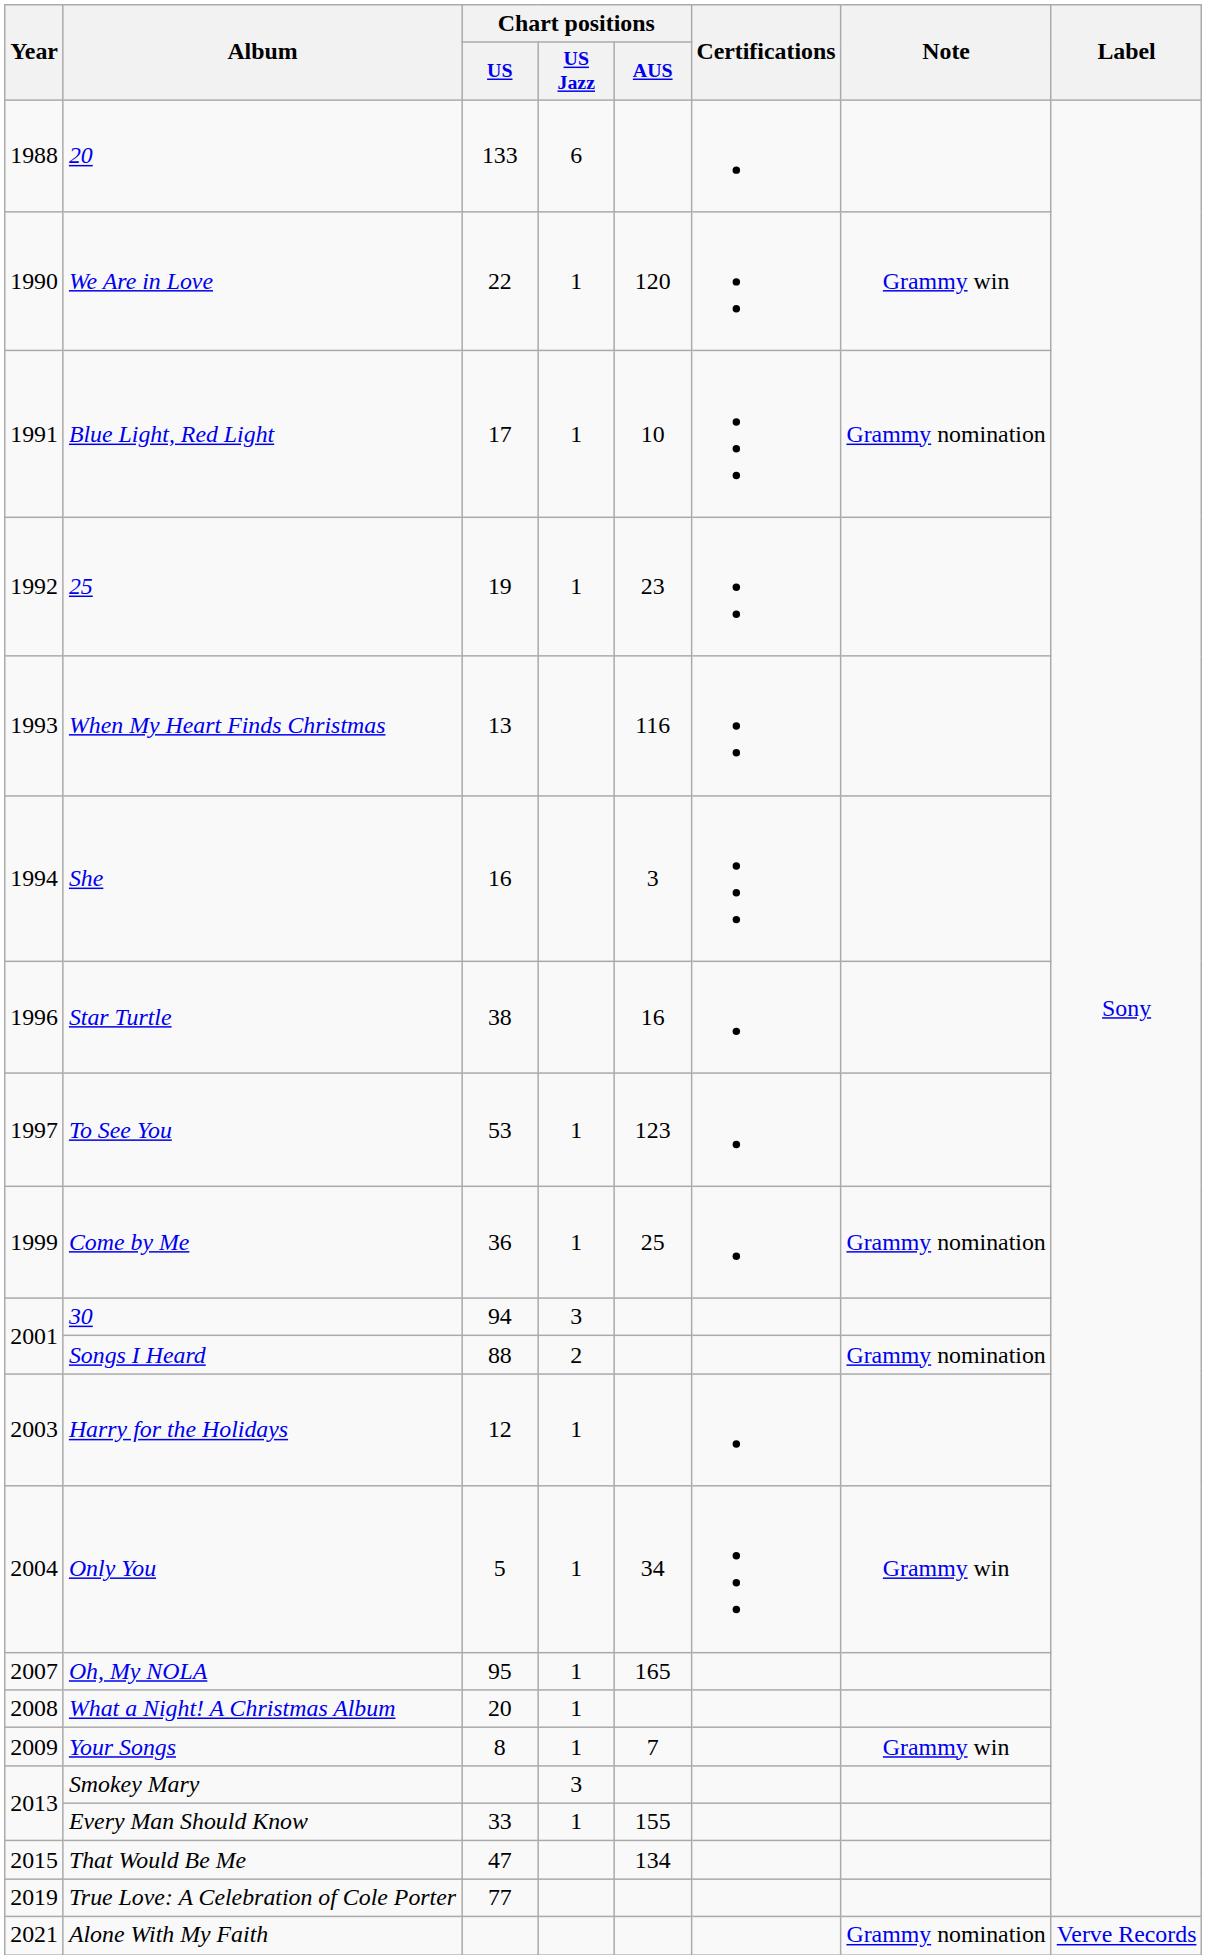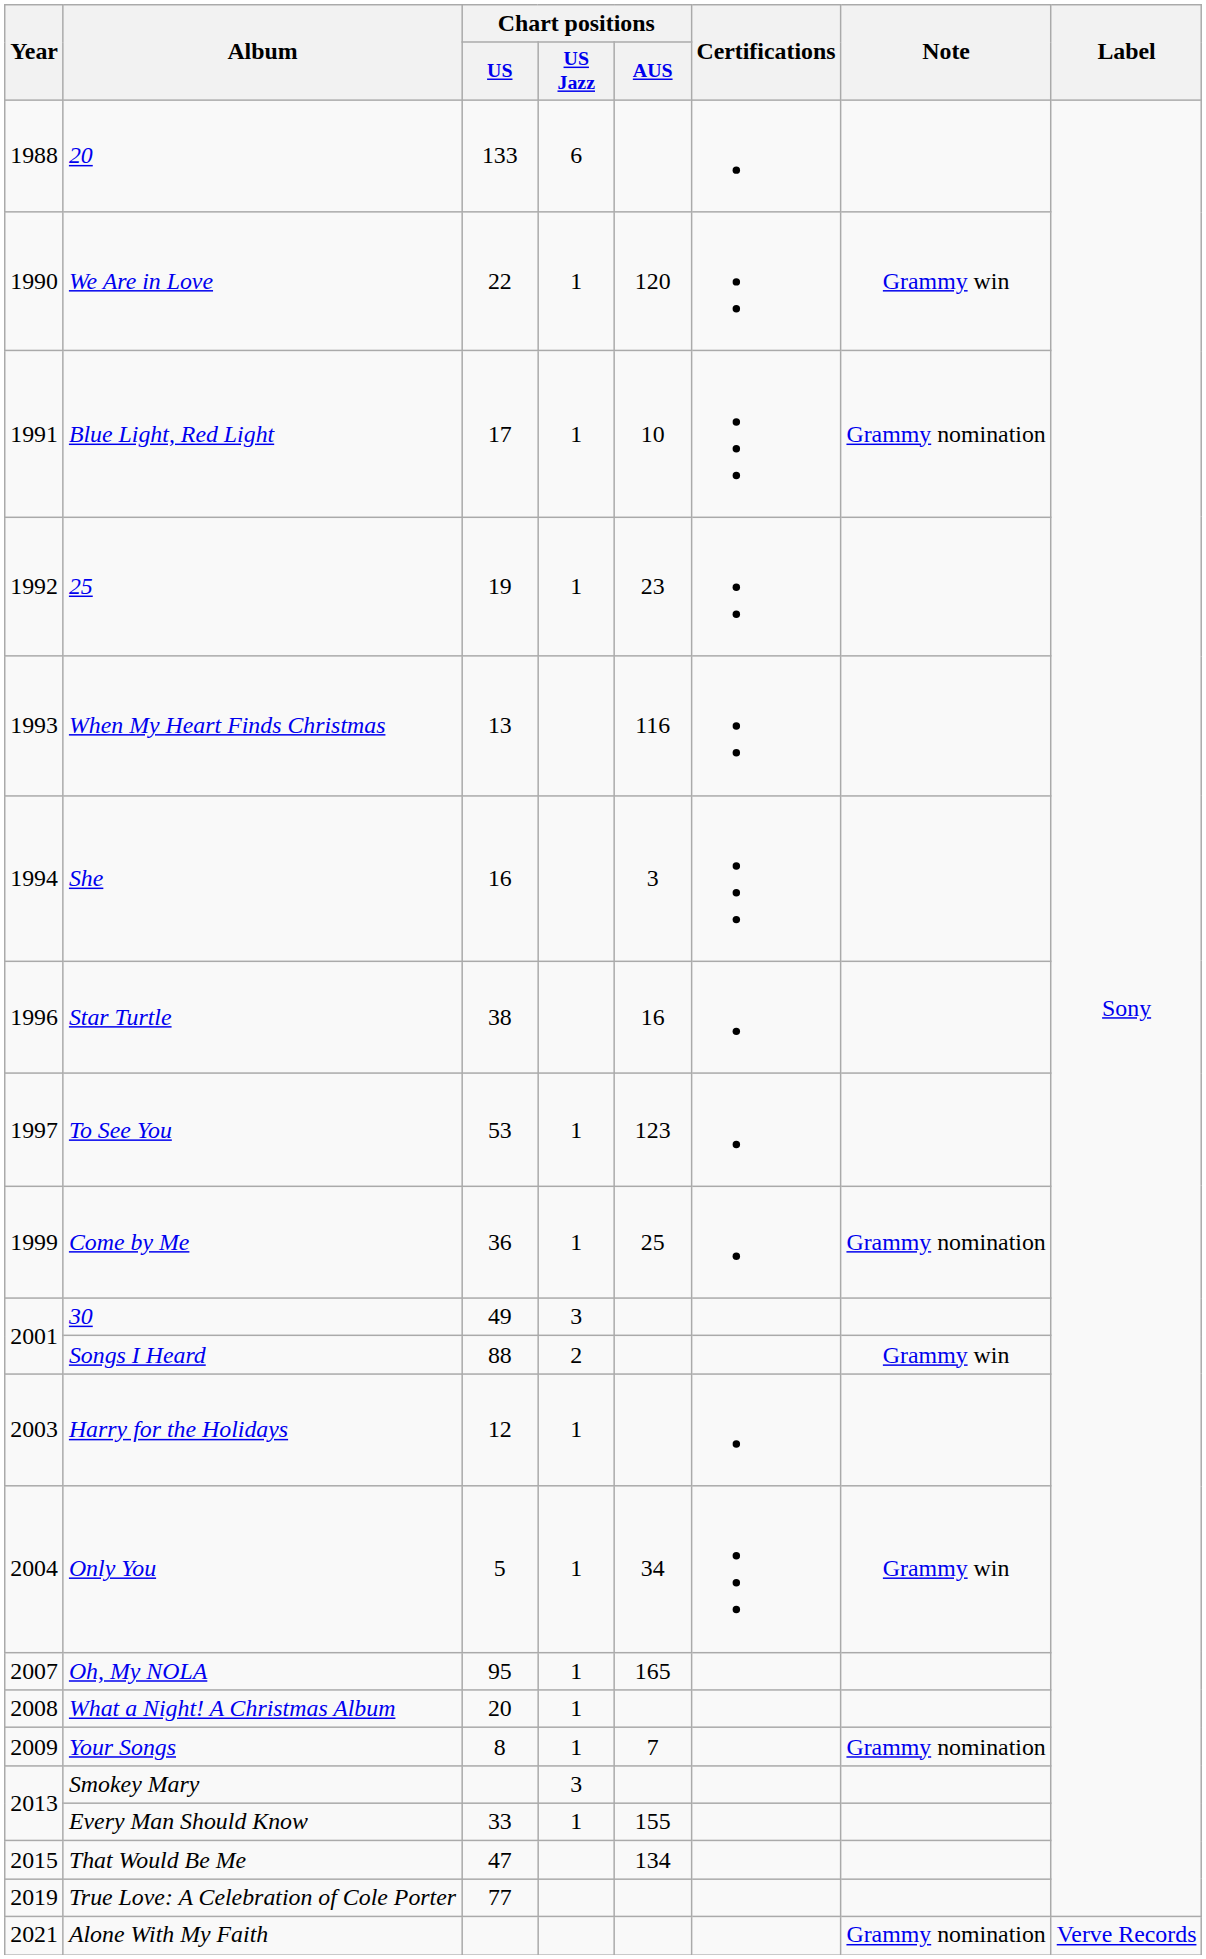(500, 1316) 94 -> (500, 1316) 49
(946, 1354) Grammy nomination -> (946, 1354) Grammy win
(946, 1746) Grammy win -> (946, 1746) Grammy nomination
